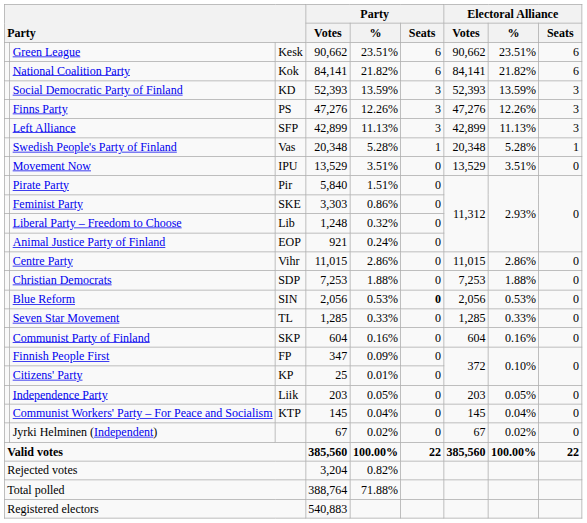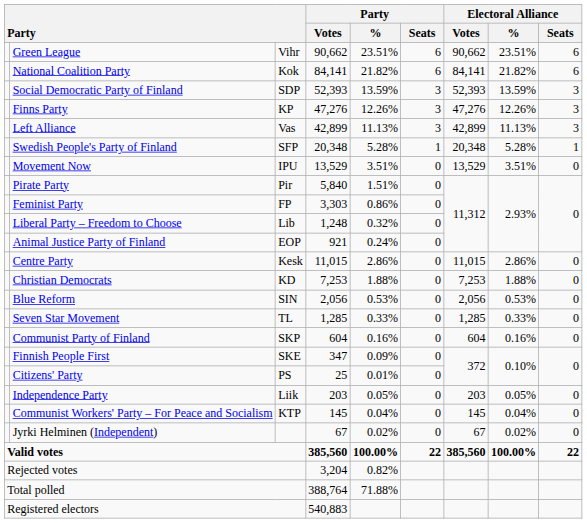(290, 52) Kesk -> (289, 52) Vihr
(287, 90) KD -> (289, 90) SDP
(285, 109) PS -> (286, 109) KP
(288, 128) SFP -> (287, 128) Vas
(287, 147) Vas -> (288, 147) SFP
(289, 204) SKE -> (285, 204) FP
(289, 261) Vihr -> (290, 261) Kesk
(289, 280) SDP -> (287, 280) KD
(438, 299) bold -> (438, 299) normal
(285, 356) FP -> (289, 356) SKE
(286, 375) KP -> (285, 375) PS
